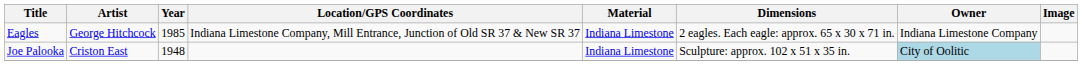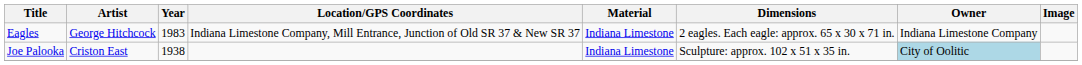(173, 32) 1985 -> (173, 32) 1983
(173, 51) 1948 -> (173, 51) 1938
